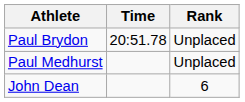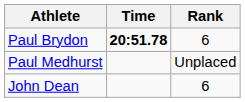(138, 40) normal -> (138, 40) bold
(205, 40) Unplaced -> (205, 40) 6
